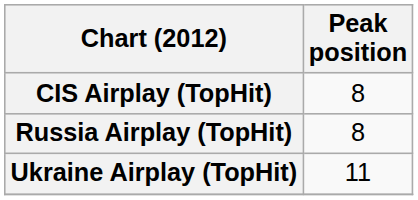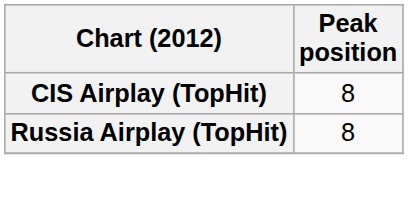- row: (154, 173)
